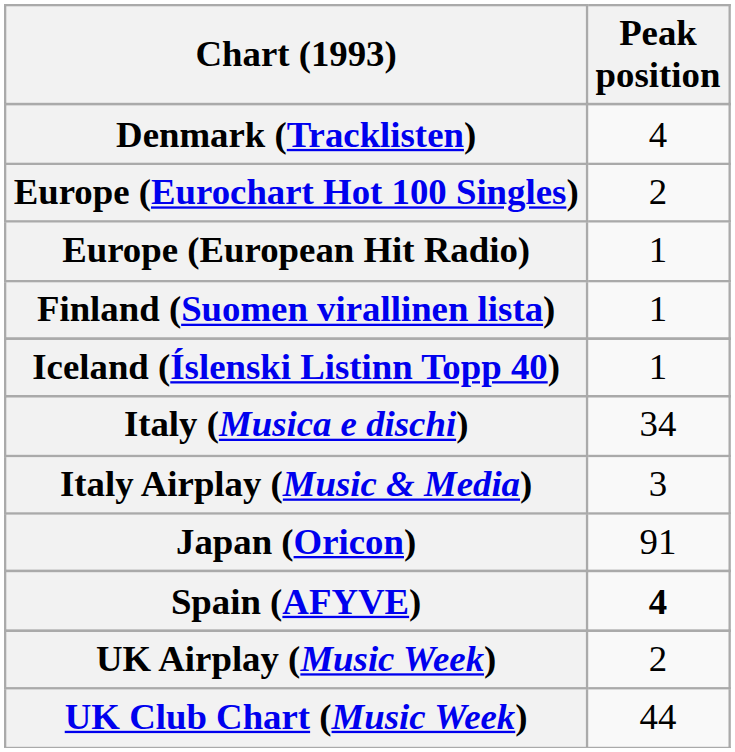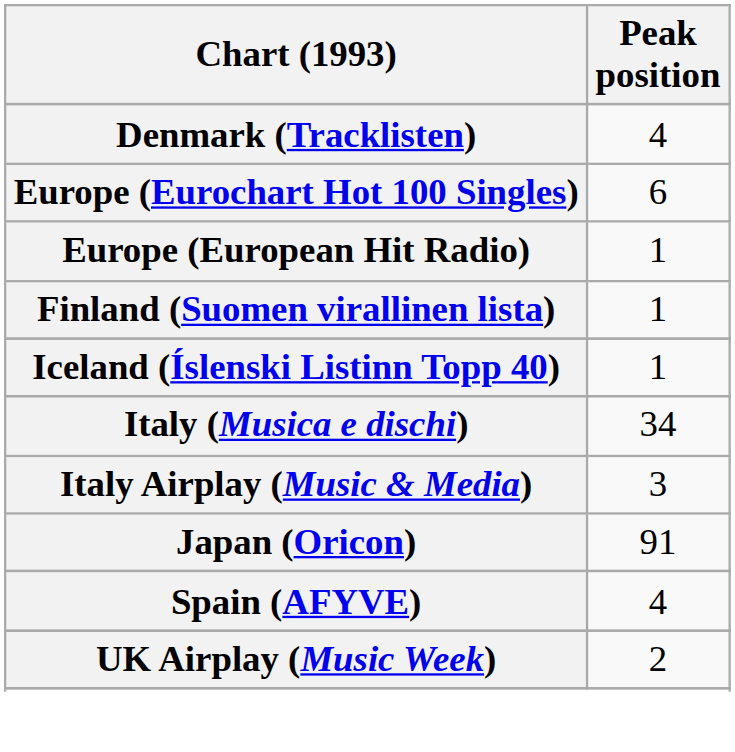(658, 191) 2 -> (658, 191) 6
(658, 600) bold -> (658, 600) normal
- row: (296, 717)
